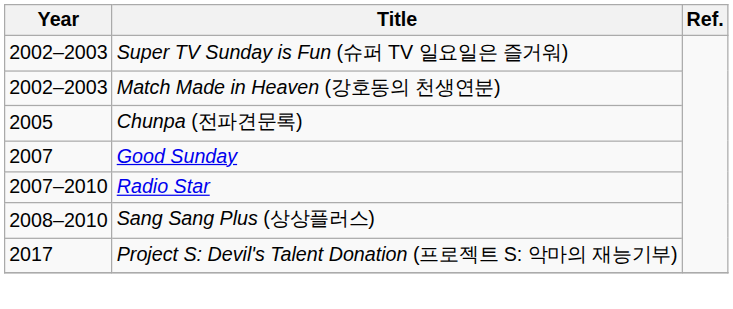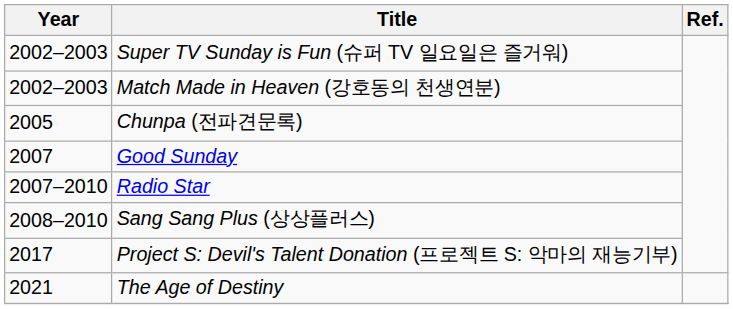+ row: (200, 288)
